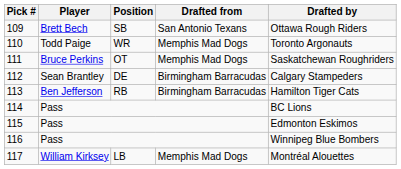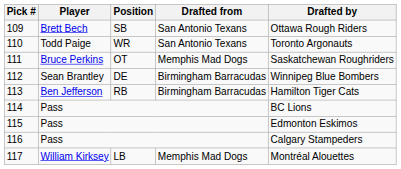(203, 44) Memphis Mad Dogs -> (202, 44) San Antonio Texans
(317, 76) Calgary Stampeders -> (325, 76) Winnipeg Blue Bombers
(325, 140) Winnipeg Blue Bombers -> (317, 140) Calgary Stampeders
